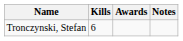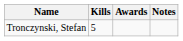(93, 28) 6 -> (93, 28) 5
